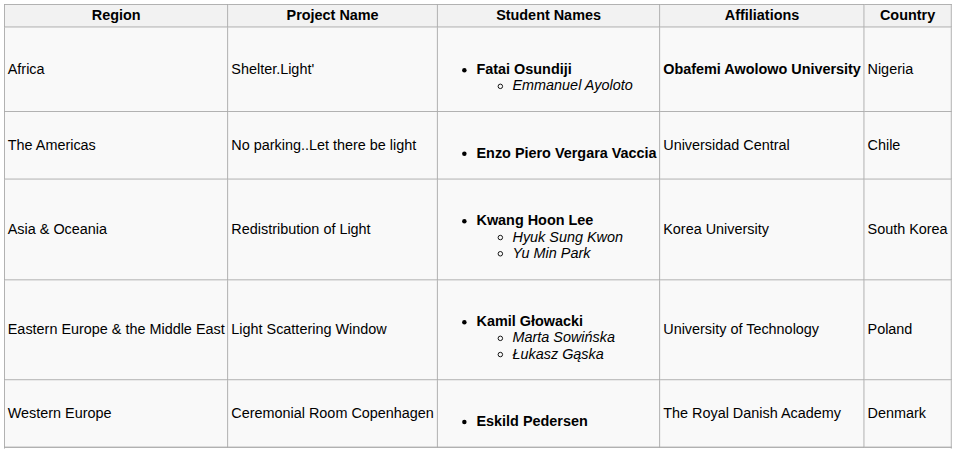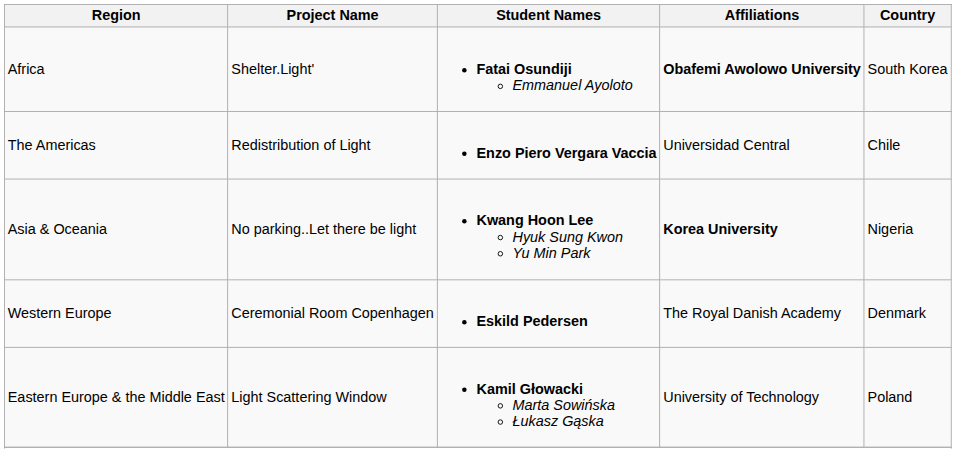(890, 69) Nigeria -> (908, 69) South Korea
(324, 145) No parking..Let there be light -> (301, 145) Redistribution of Light
(301, 229) Redistribution of Light -> (324, 229) No parking..Let there be light
(716, 229) normal -> (720, 229) bold
(908, 229) South Korea -> (890, 229) Nigeria
rows swapped: (116, 329) <-> (60, 413)
